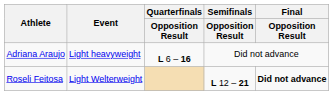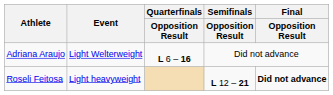(105, 55) Light heavyweight -> (106, 55) Light Welterweight
(106, 79) Light Welterweight -> (105, 79) Light heavyweight
